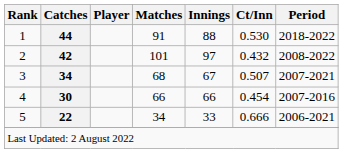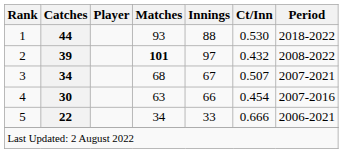(159, 35) 91 -> (159, 35) 93
(66, 55) 42 -> (66, 55) 39
(159, 55) normal -> (159, 55) bold
(159, 96) 66 -> (159, 96) 63
